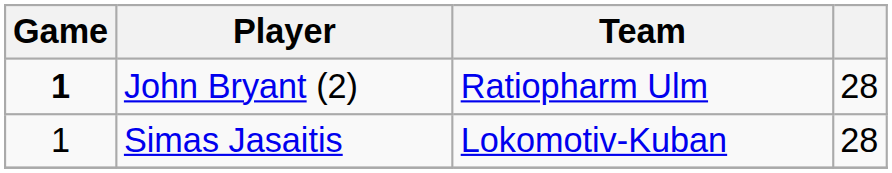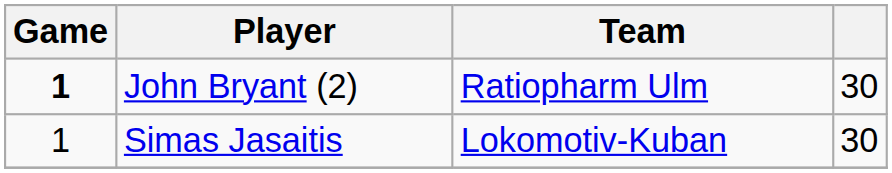(859, 85) 28 -> (859, 85) 30
(859, 140) 28 -> (859, 140) 30
